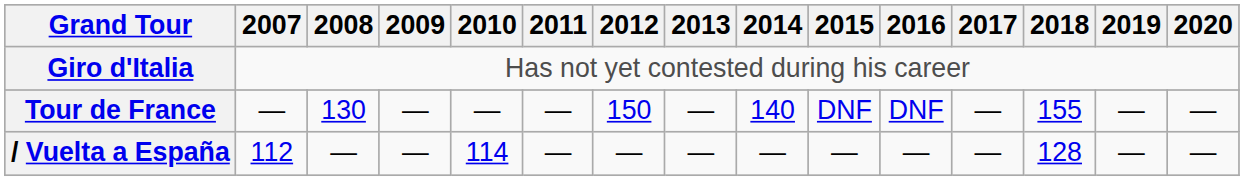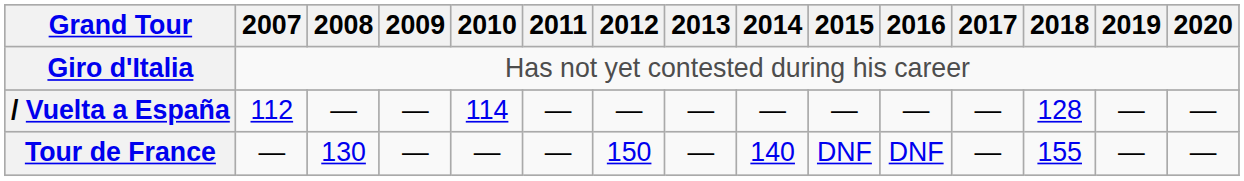rows swapped: (120, 110) <-> (120, 152)
